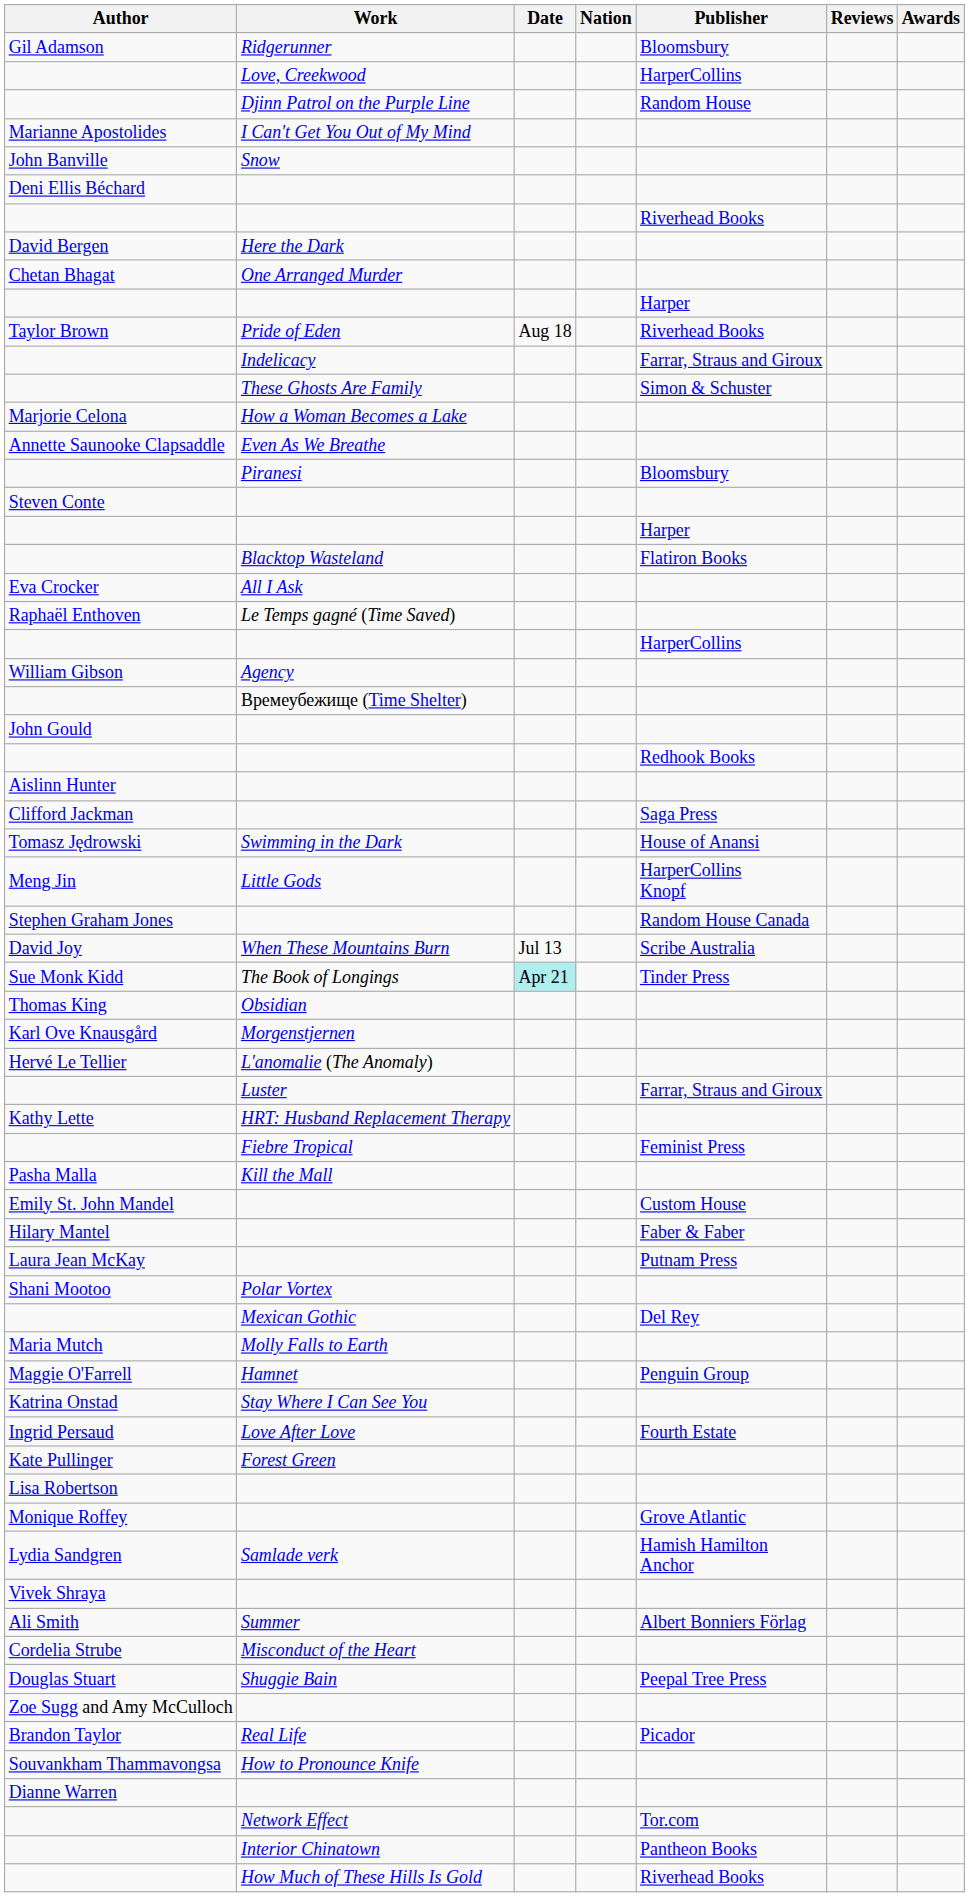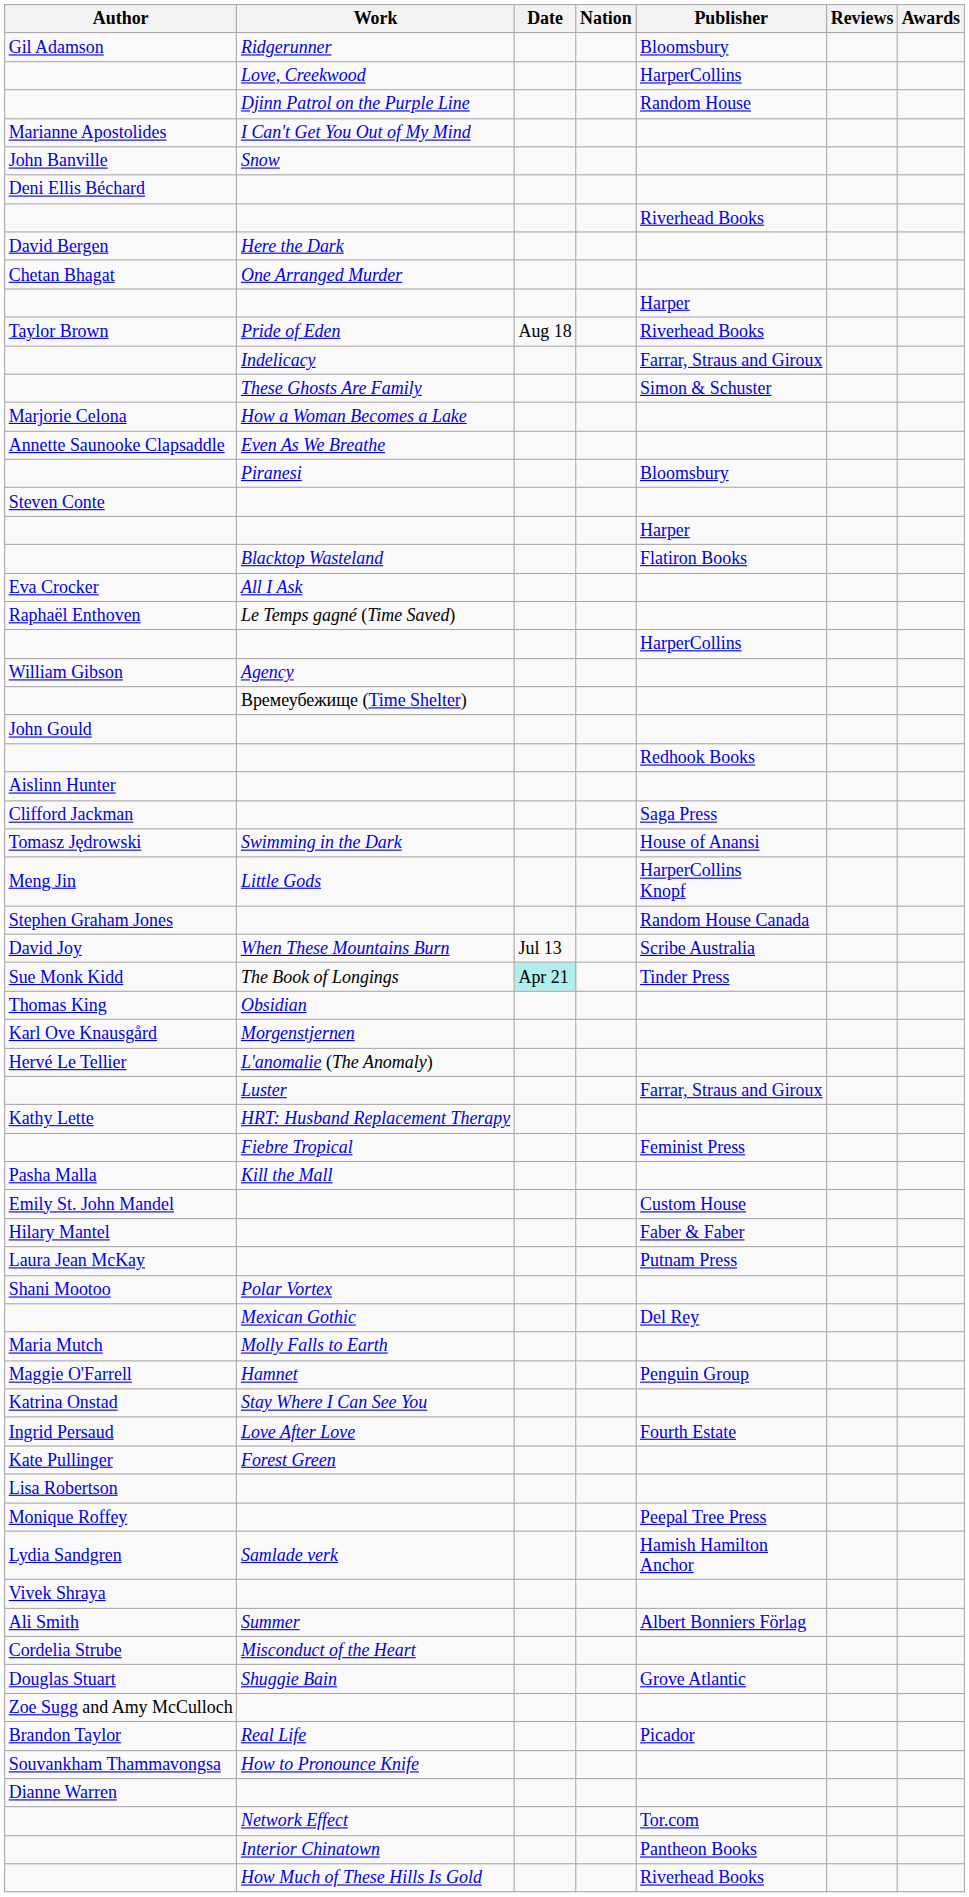(693, 1516) Grove Atlantic -> (703, 1516) Peepal Tree Press
(703, 1678) Peepal Tree Press -> (693, 1678) Grove Atlantic
